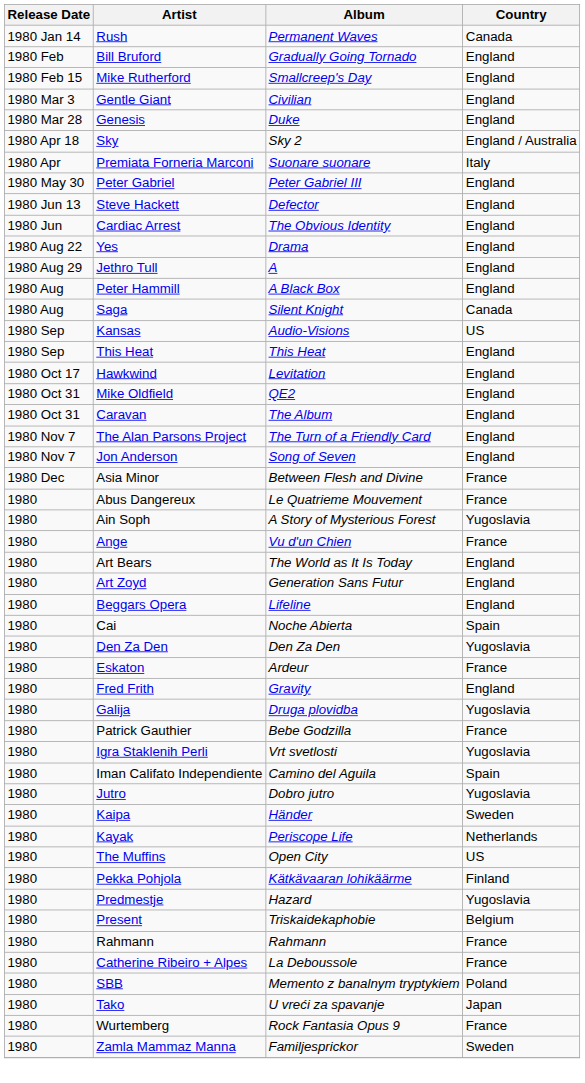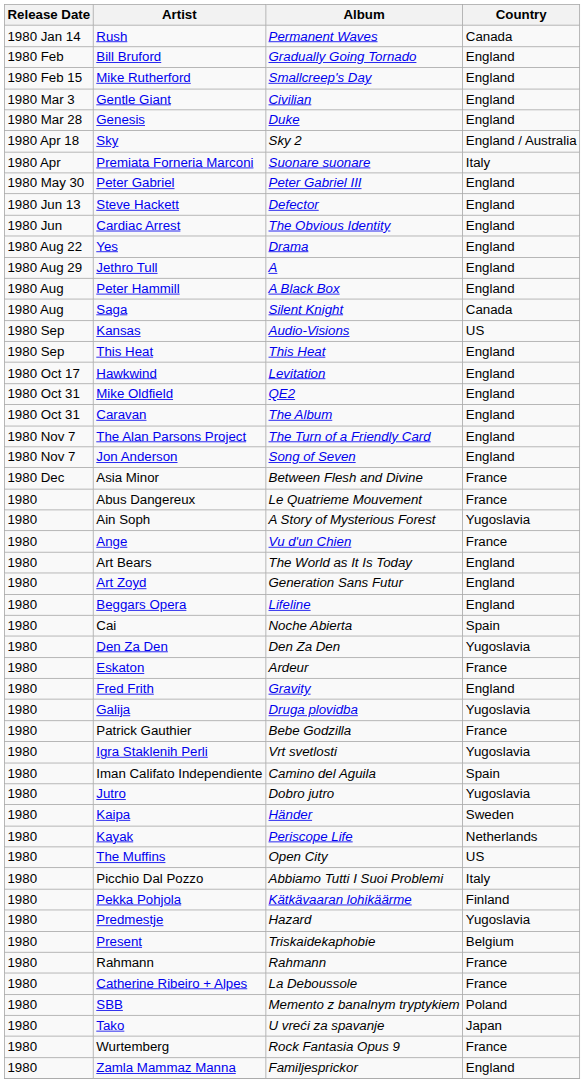+ row: (150, 878)
(490, 1047) Sweden -> (490, 1068) England
